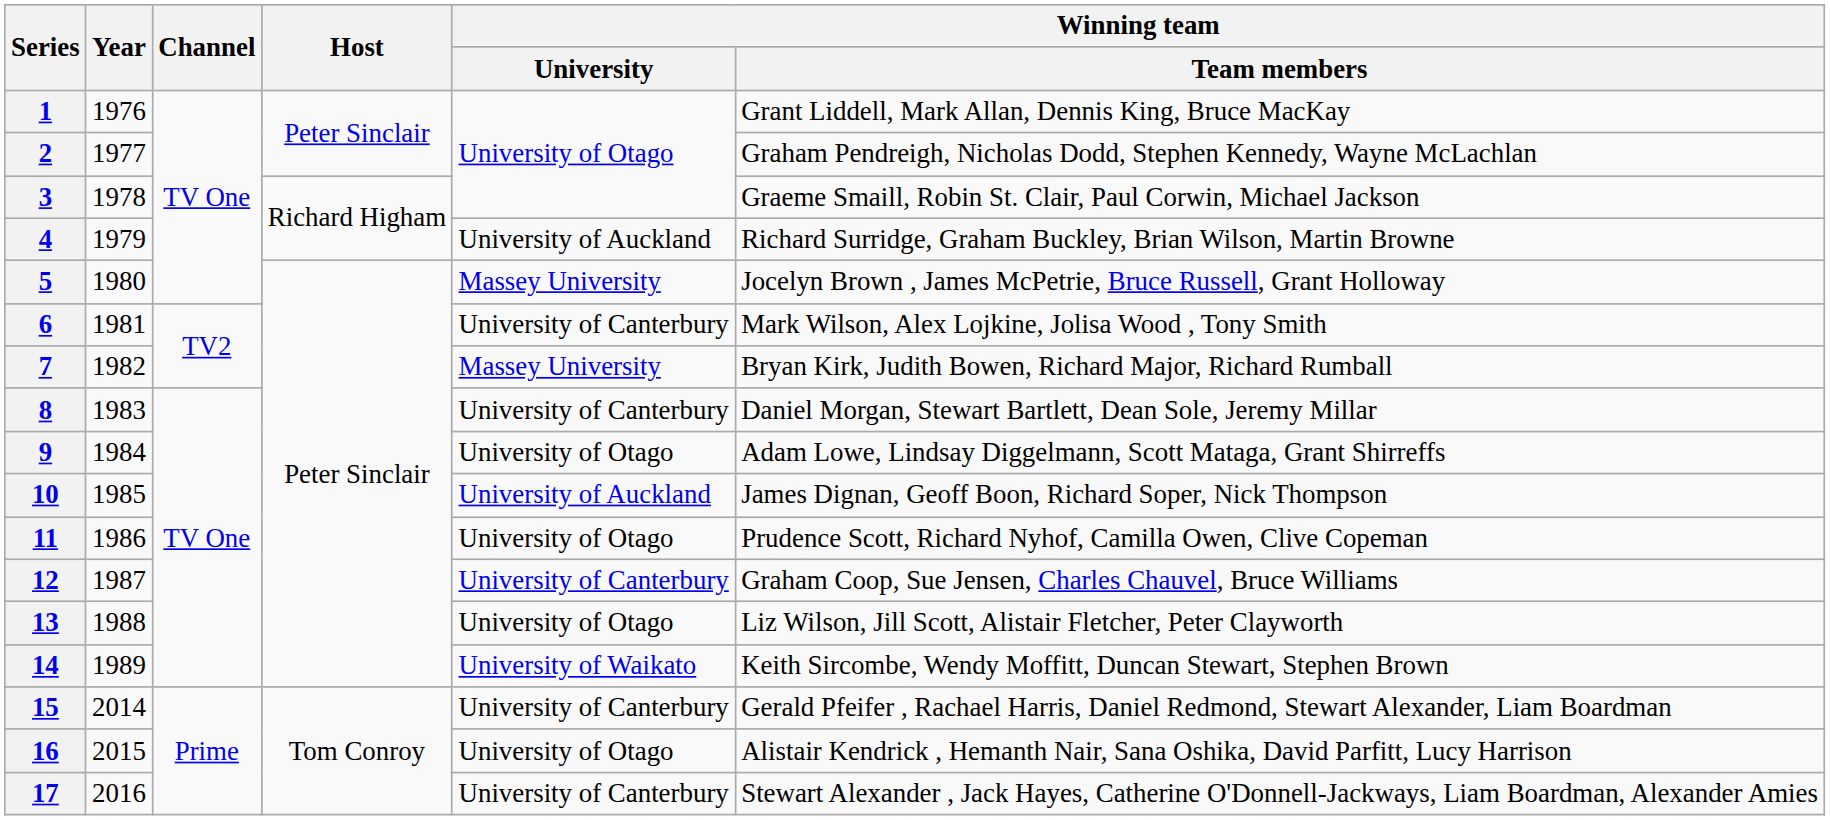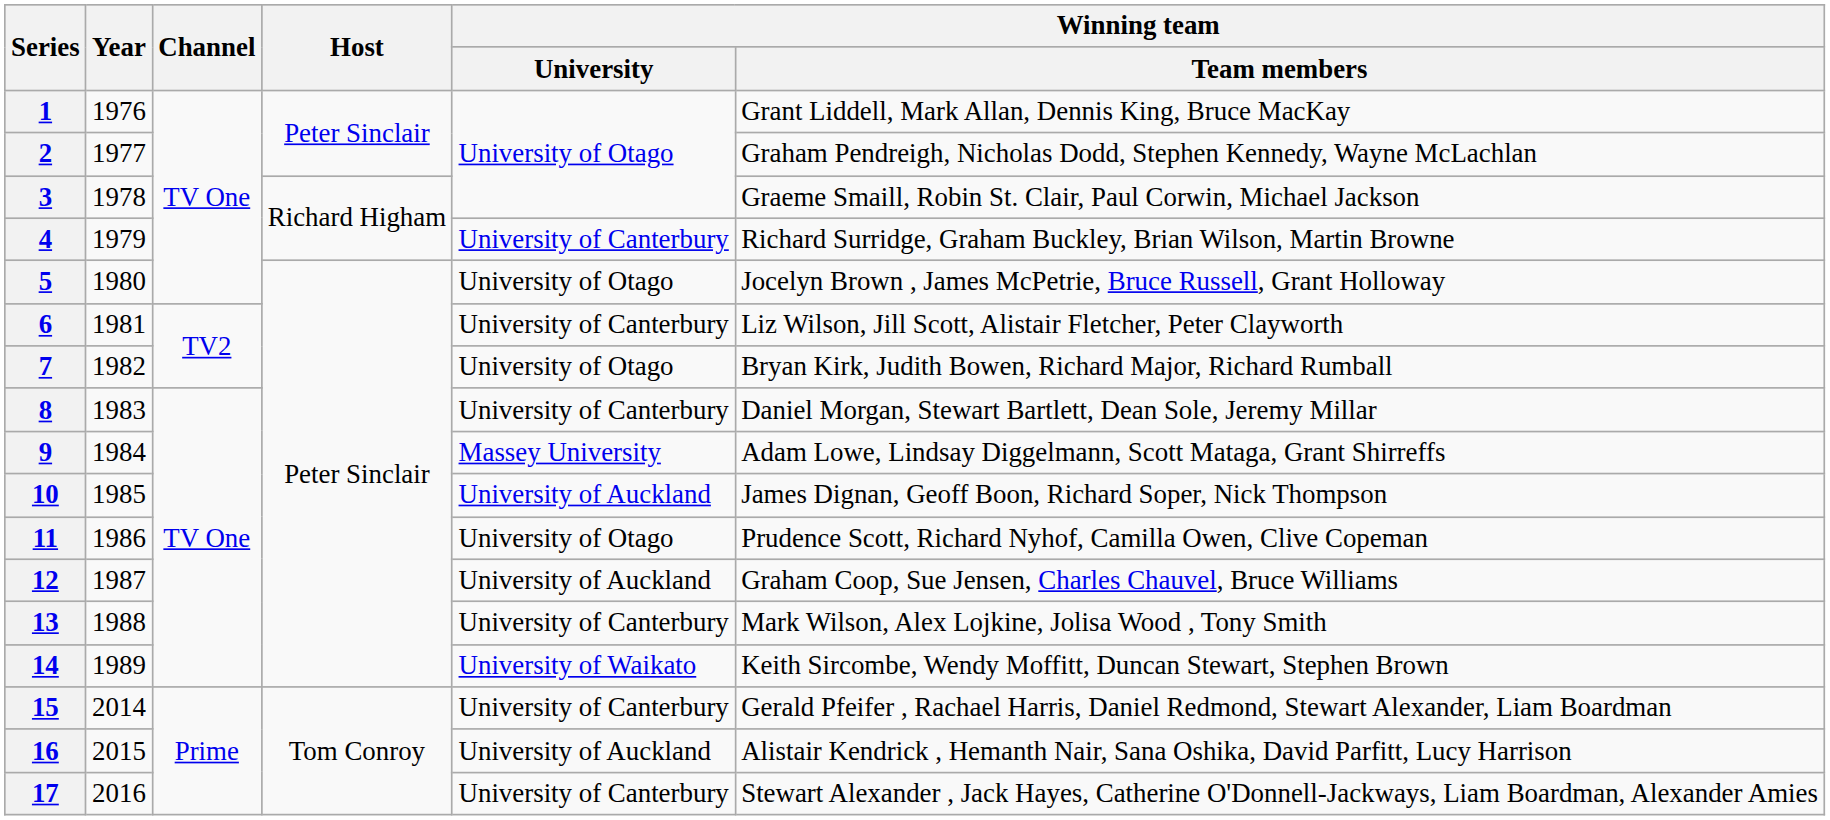(585, 238) University of Auckland -> (594, 238) University of Canterbury
(560, 281) Massey University -> (566, 281) University of Otago
(1034, 324) Mark Wilson, Alex Lojkine, Jolisa Wood , Tony Smith -> (1042, 324) Liz Wilson, Jill Scott, Alistair Fletcher, Peter Clayworth
(560, 366) Massey University -> (566, 366) University of Otago
(566, 452) University of Otago -> (560, 452) Massey University
(594, 580) University of Canterbury -> (585, 580) University of Auckland
(566, 622) University of Otago -> (594, 622) University of Canterbury
(1042, 622) Liz Wilson, Jill Scott, Alistair Fletcher, Peter Clayworth -> (1034, 622) Mark Wilson, Alex Lojkine, Jolisa Wood , Tony Smith
(566, 750) University of Otago -> (585, 750) University of Auckland
